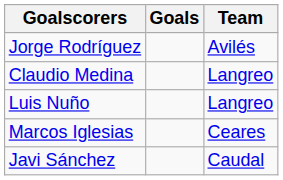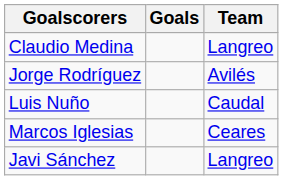rows swapped: (71, 75) <-> (75, 47)
(240, 103) Langreo -> (236, 103) Caudal
(236, 160) Caudal -> (240, 160) Langreo
